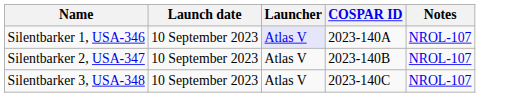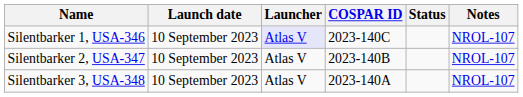+ column: (427, 15)
(360, 37) 2023-140A -> (359, 37) 2023-140C
(359, 80) 2023-140C -> (360, 80) 2023-140A
